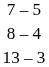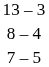rows swapped: (24, 10) <-> (24, 57)
